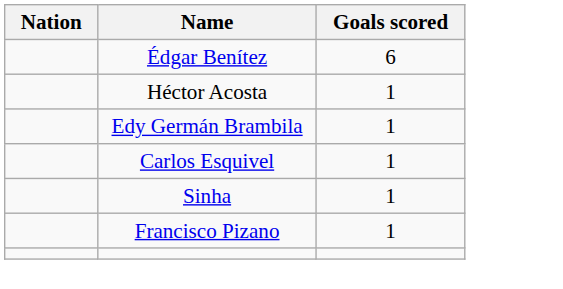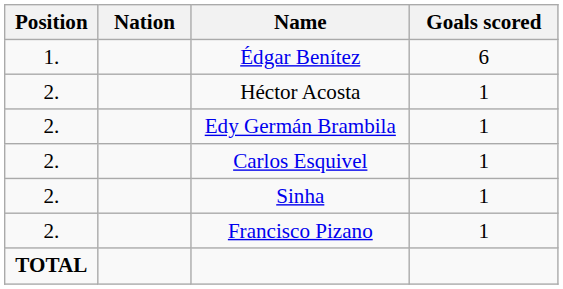+ column: (51, 22)
